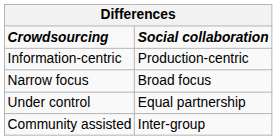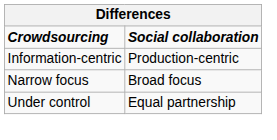- row: (70, 124)
